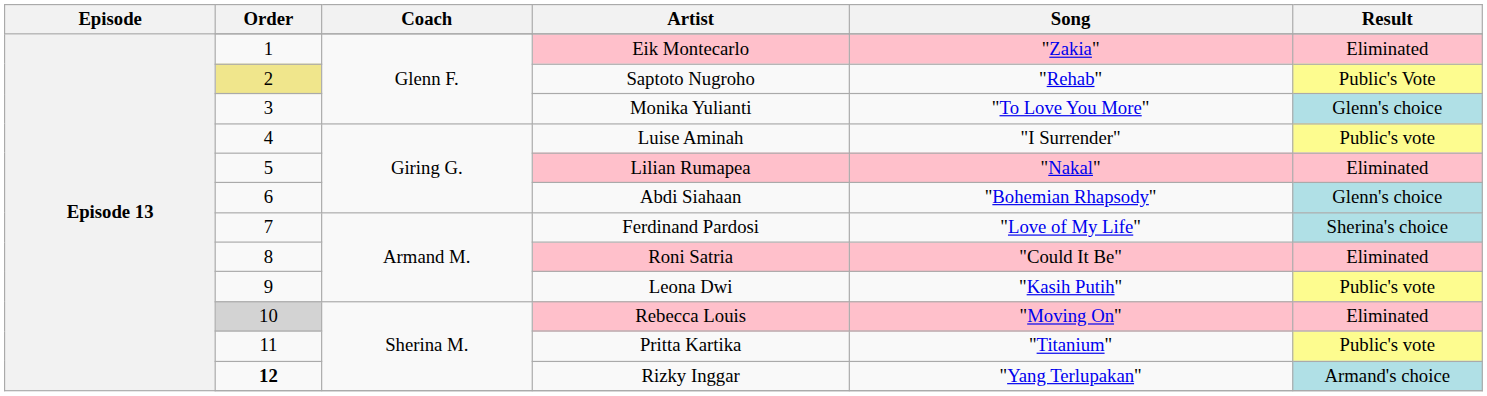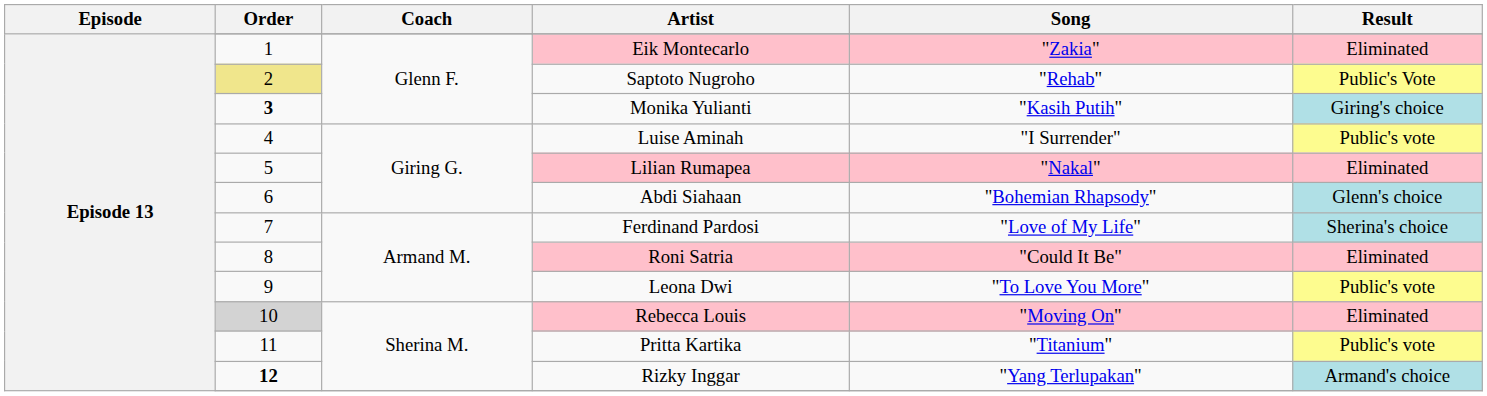(268, 108) normal -> (268, 108) bold
(1071, 108) "To Love You More" -> (1071, 108) "Kasih Putih"
(1387, 108) Glenn's choice -> (1387, 108) Giring's choice
(1071, 286) "Kasih Putih" -> (1071, 286) "To Love You More"
